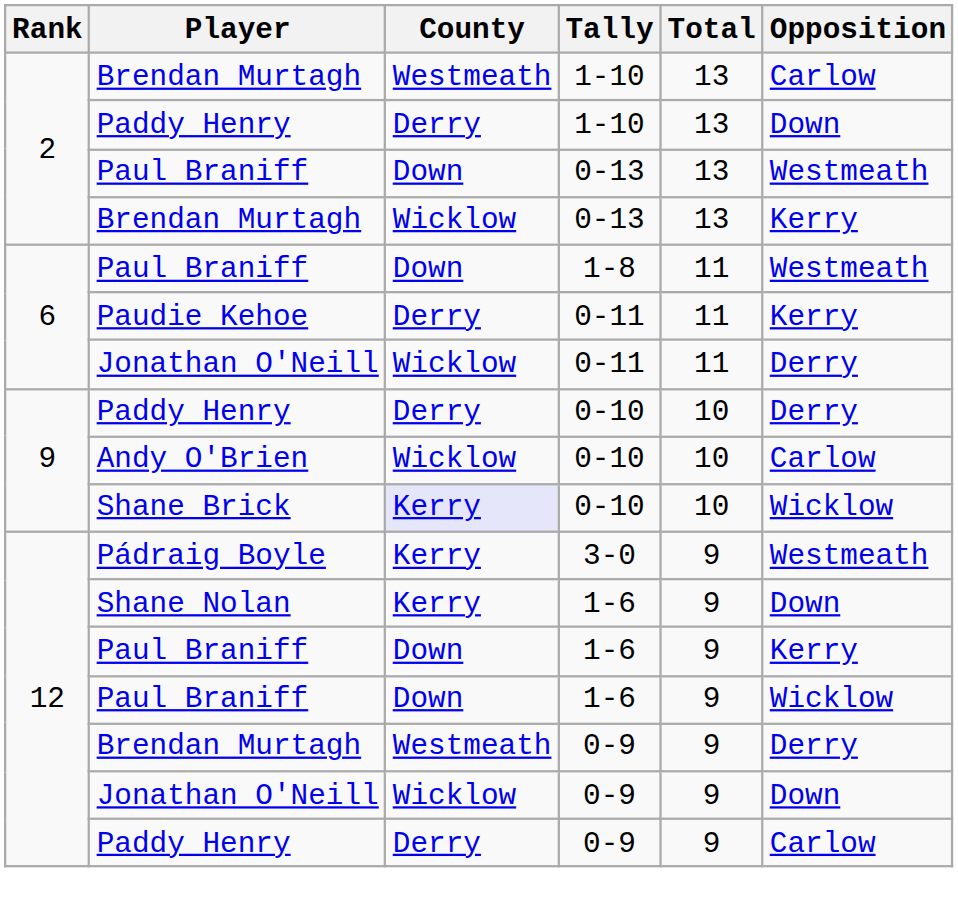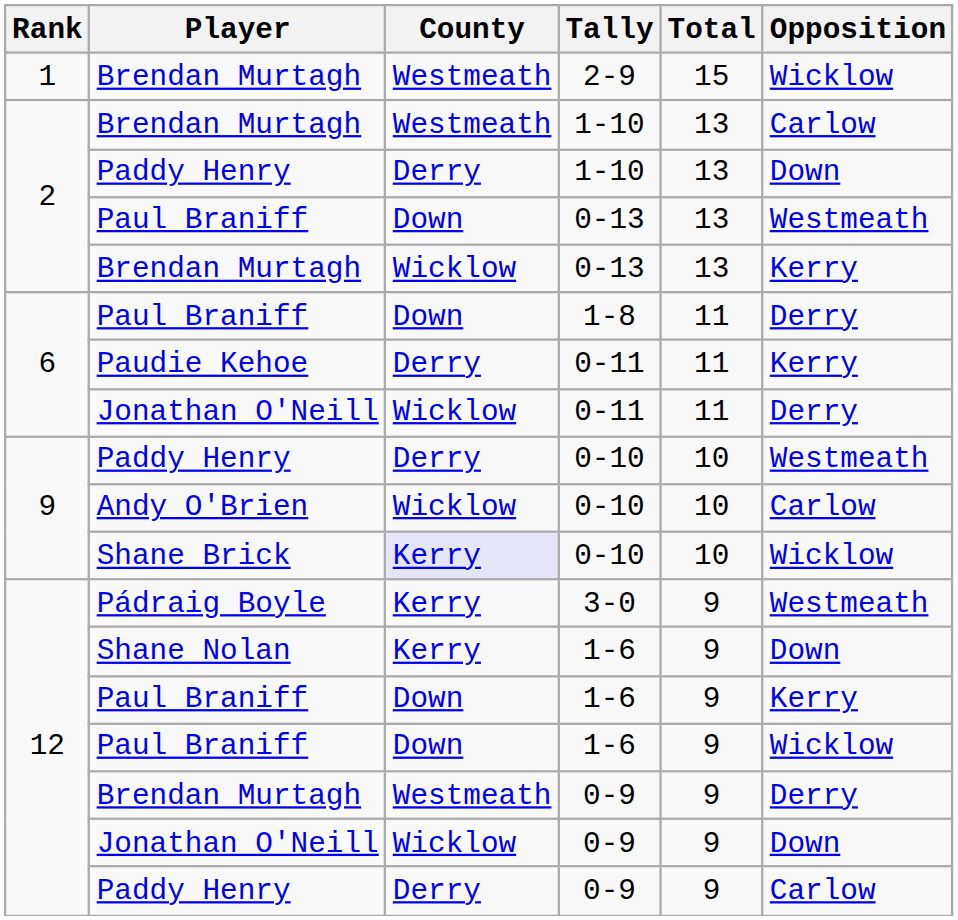+ row: (229, 77)
(849, 268) Westmeath -> (814, 316) Derry
(814, 412) Derry -> (849, 460) Westmeath
